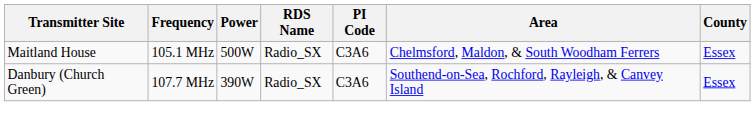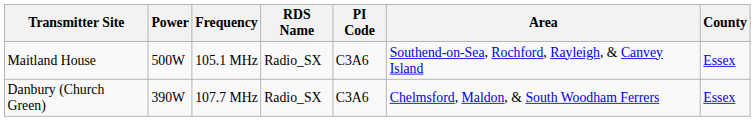columns swapped: (183, 23) <-> (239, 23)
(525, 52) Chelmsford, Maldon, & South Woodham Ferrers -> (526, 60) Southend-on-Sea, Rochford, Rayleigh, & Canvey Island
(526, 82) Southend-on-Sea, Rochford, Rayleigh, & Canvey Island -> (525, 97) Chelmsford, Maldon, & South Woodham Ferrers
